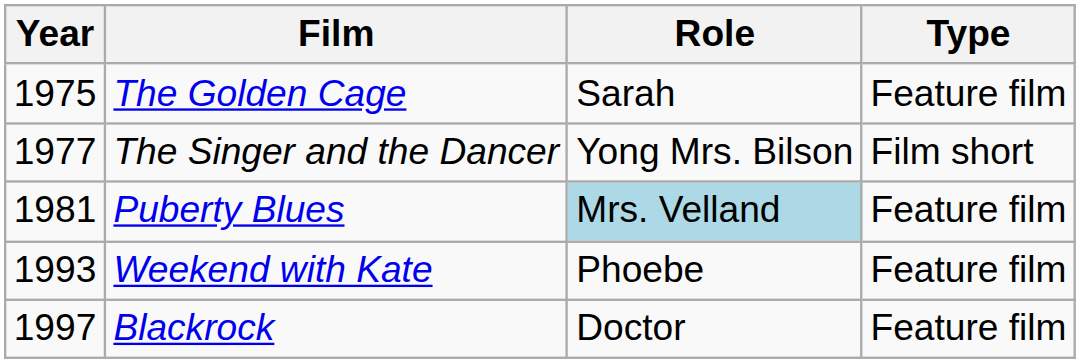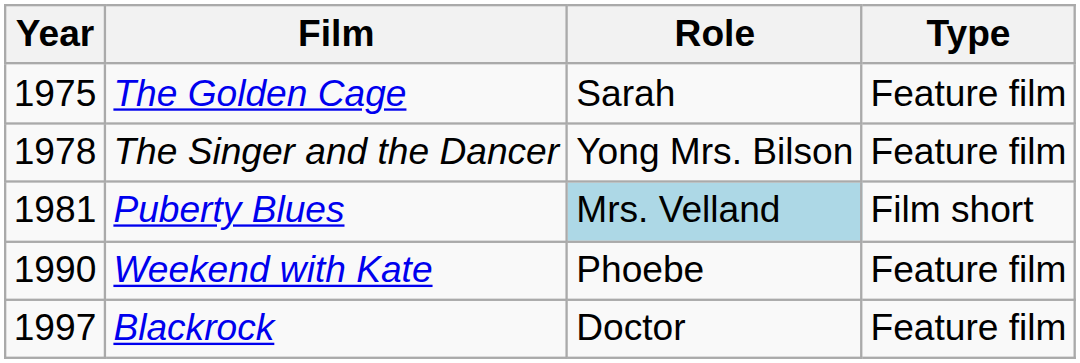(55, 151) 1977 -> (55, 151) 1978
(952, 151) Film short -> (969, 151) Feature film
(969, 210) Feature film -> (952, 210) Film short
(55, 269) 1993 -> (55, 269) 1990
